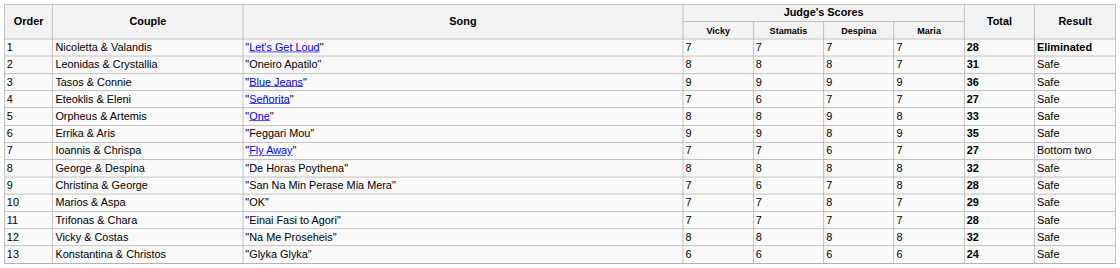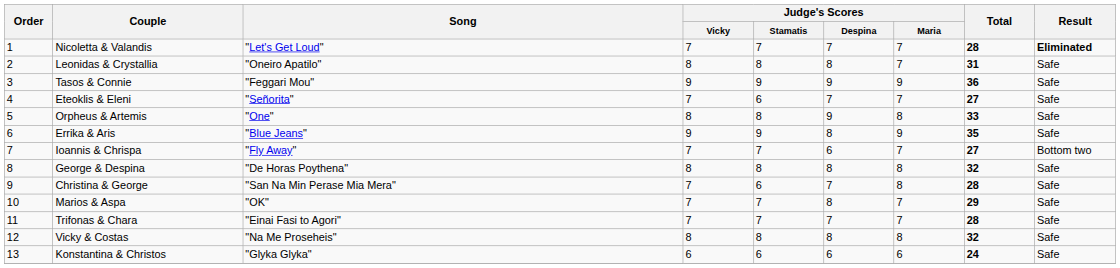(276, 82) "Blue Jeans" -> (280, 82) "Feggari Mou"
(280, 133) "Feggari Mou" -> (276, 133) "Blue Jeans"
